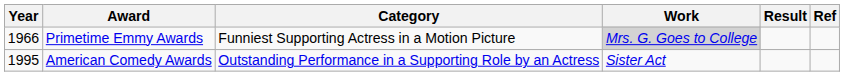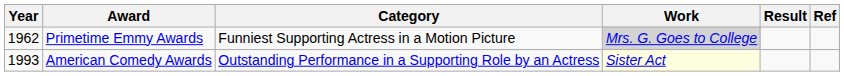(23, 38) 1966 -> (23, 38) 1962
(23, 61) 1995 -> (23, 61) 1993
(636, 61) no background -> (636, 61) lightyellow background
